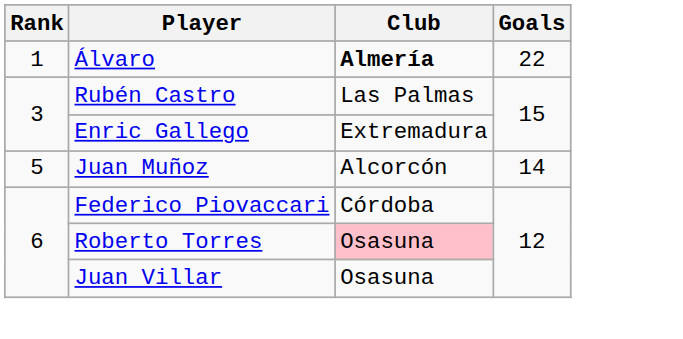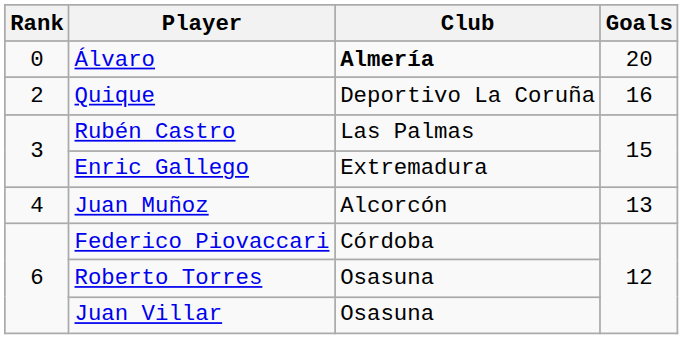(37, 60) 1 -> (37, 60) 0
(532, 60) 22 -> (639, 60) 20
+ row: (115, 96)
(37, 169) 5 -> (37, 205) 4
(532, 169) 14 -> (639, 205) 13
(387, 242) pink background -> (387, 278) no background
